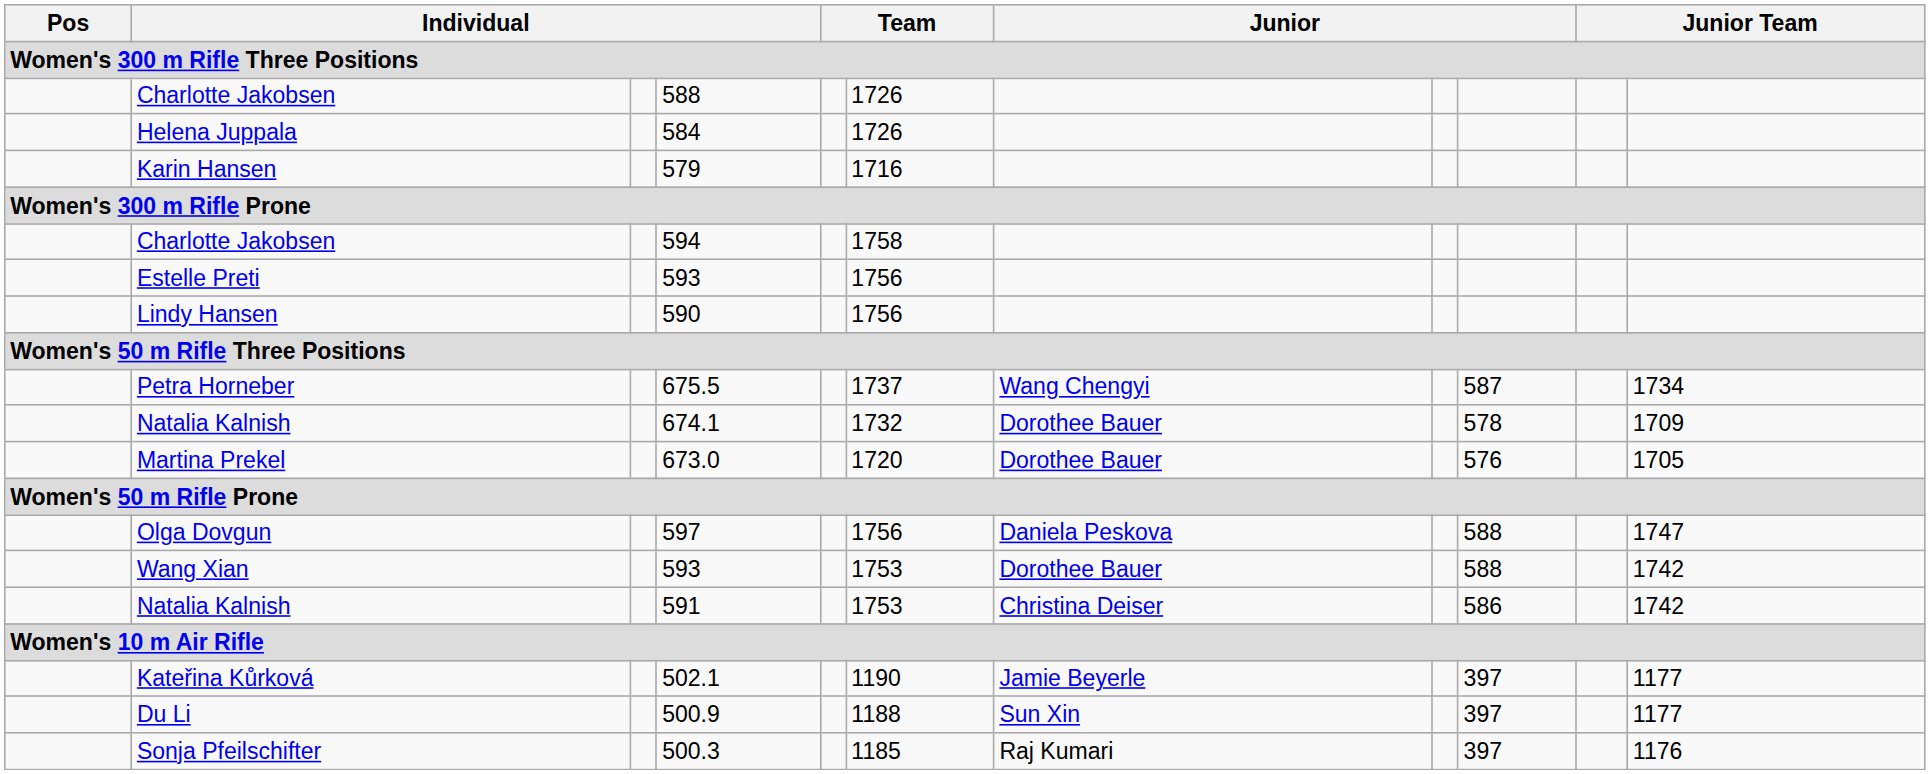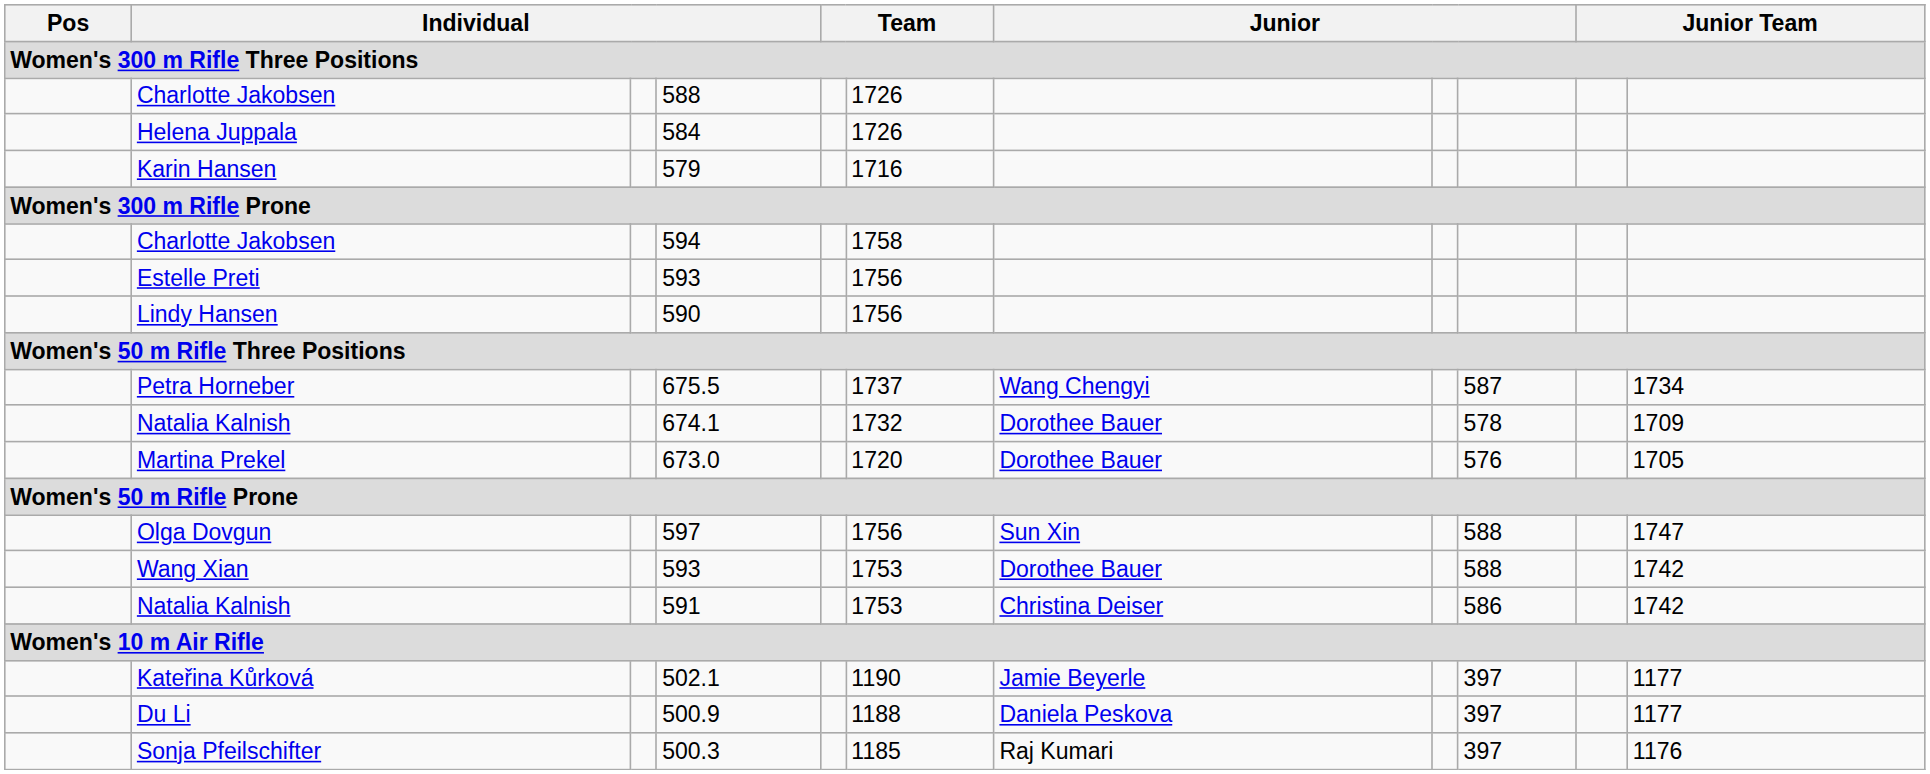(1086, 533) Daniela Peskova -> (1040, 533) Sun Xin
(1040, 715) Sun Xin -> (1086, 715) Daniela Peskova
